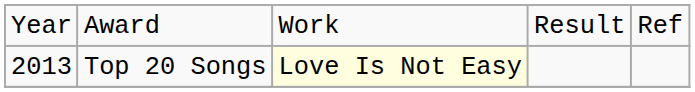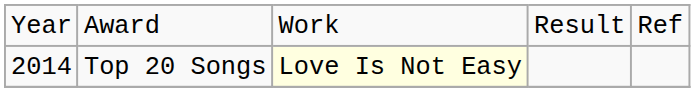(41, 67) 2013 -> (41, 67) 2014
